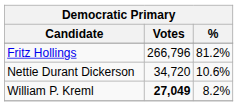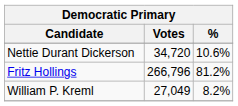rows swapped: (42, 53) <-> (71, 72)
(172, 91) bold -> (172, 91) normal
